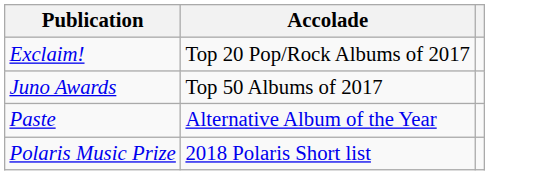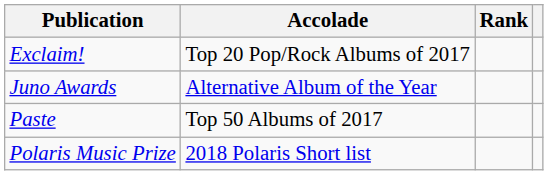+ column: (504, 20)
(284, 86) Top 50 Albums of 2017 -> (311, 86) Alternative Album of the Year
(311, 119) Alternative Album of the Year -> (284, 119) Top 50 Albums of 2017
